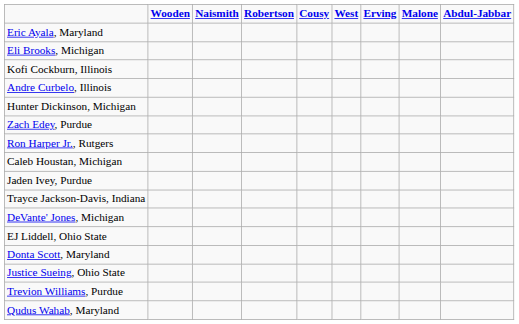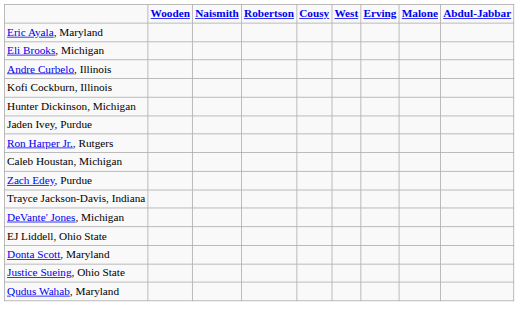rows swapped: (60, 69) <-> (59, 88)
rows swapped: (50, 125) <-> (50, 180)
- row: (65, 292)
